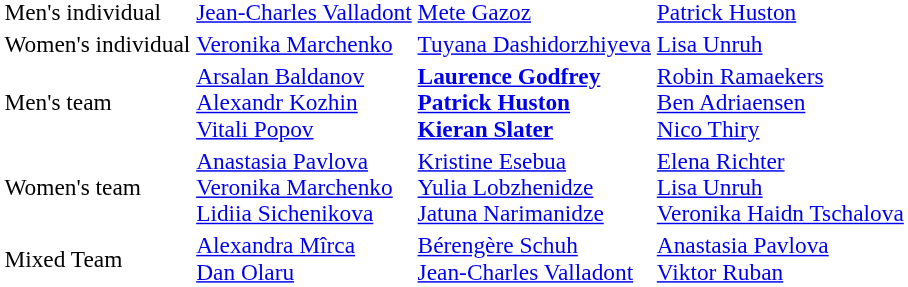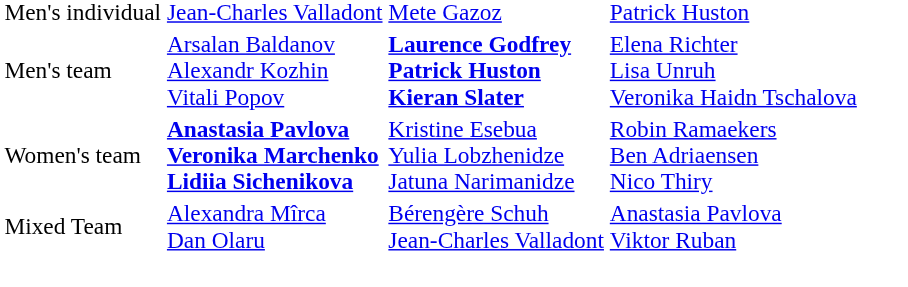- row: (97, 44)
(740, 102) Robin Ramaekers Ben Adriaensen Nico Thiry -> (733, 70) Elena Richter Lisa Unruh Veronika Haidn Tschalova
(294, 187) normal -> (273, 155) bold
(780, 187) Elena Richter Lisa Unruh Veronika Haidn Tschalova -> (693, 155) Robin Ramaekers Ben Adriaensen Nico Thiry
